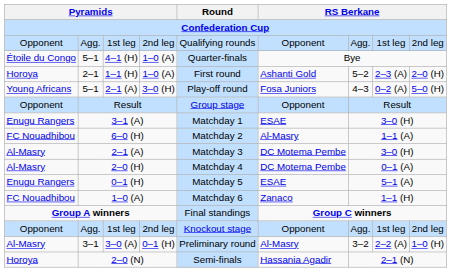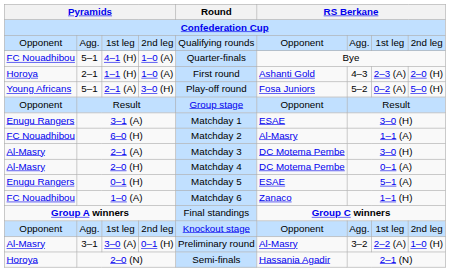(41, 58) Étoile du Congo -> (41, 58) FC Nouadhibou
(360, 74) 5–2 -> (359, 74) 4–3
(360, 89) 4–3 -> (359, 89) 5–2
